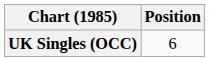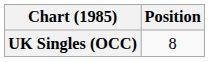(173, 43) 6 -> (173, 43) 8
